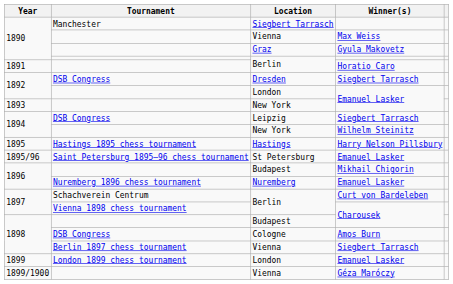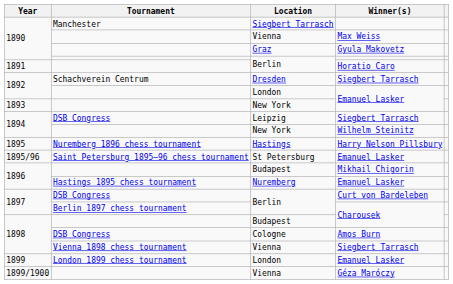(82, 79) DSB Congress -> (101, 79) Schachverein Centrum
(125, 144) Hastings 1895 chess tournament -> (127, 144) Nuremberg 1896 chess tournament
(127, 183) Nuremberg 1896 chess tournament -> (125, 183) Hastings 1895 chess tournament
(101, 195) Schachverein Centrum -> (82, 195) DSB Congress
(120, 208) Vienna 1898 chess tournament -> (120, 208) Berlin 1897 chess tournament
(120, 247) Berlin 1897 chess tournament -> (120, 247) Vienna 1898 chess tournament
